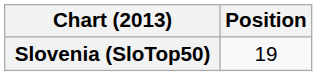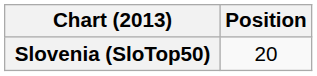(266, 53) 19 -> (266, 53) 20
